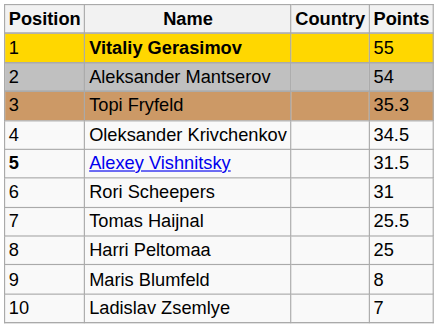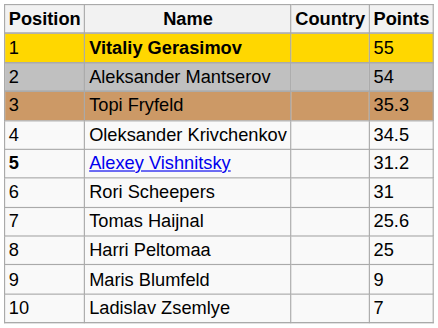(391, 163) 31.5 -> (391, 163) 31.2
(391, 221) 25.5 -> (391, 221) 25.6
(379, 279) 8 -> (379, 279) 9
